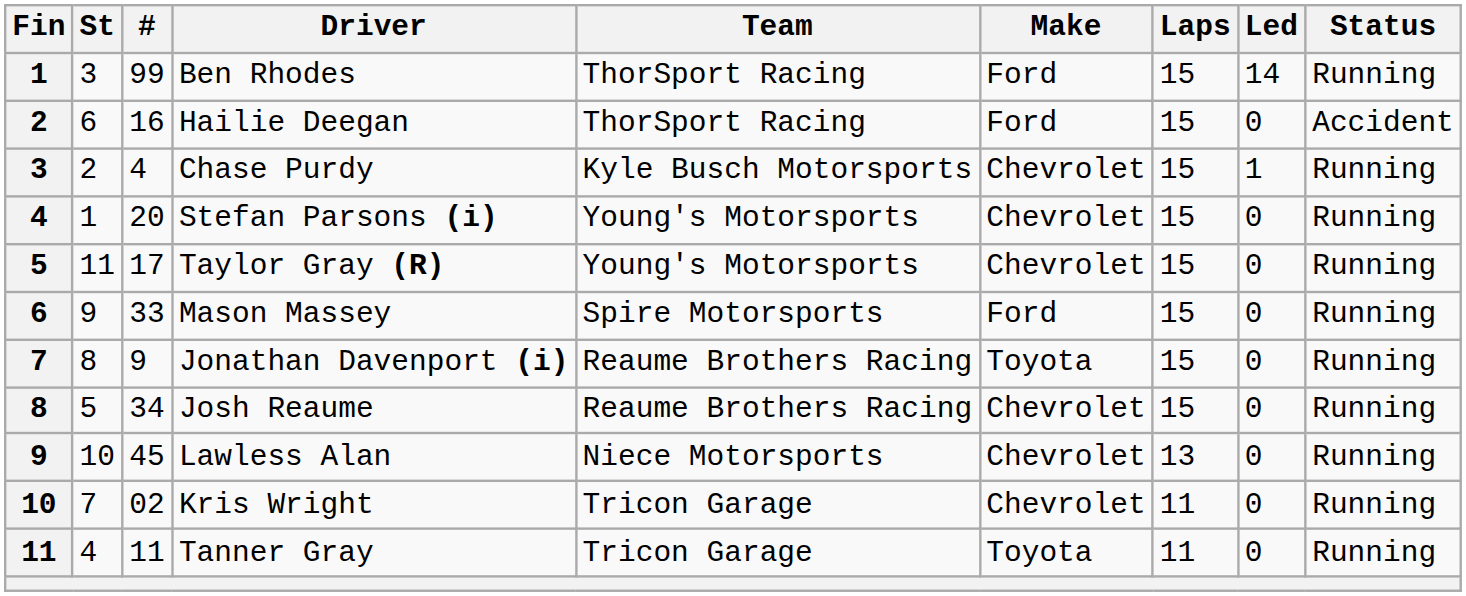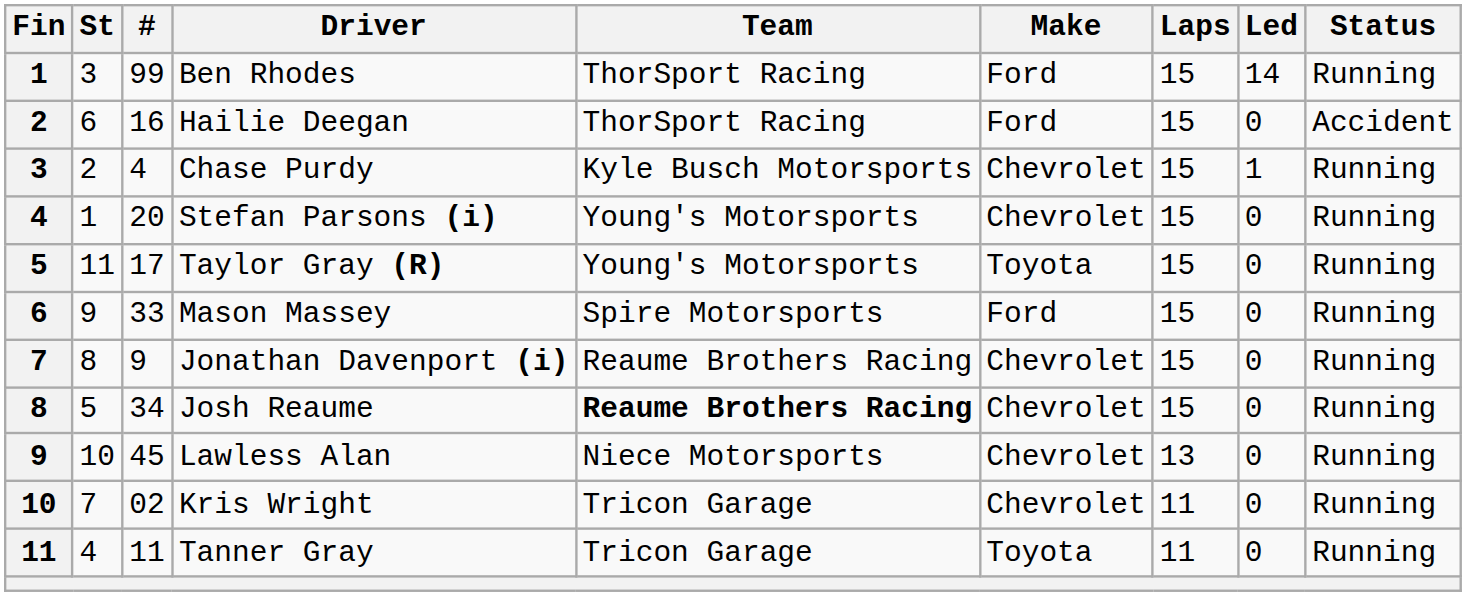(1066, 268) Chevrolet -> (1039, 268) Toyota
(1039, 363) Toyota -> (1066, 363) Chevrolet
(777, 411) normal -> (777, 411) bold
